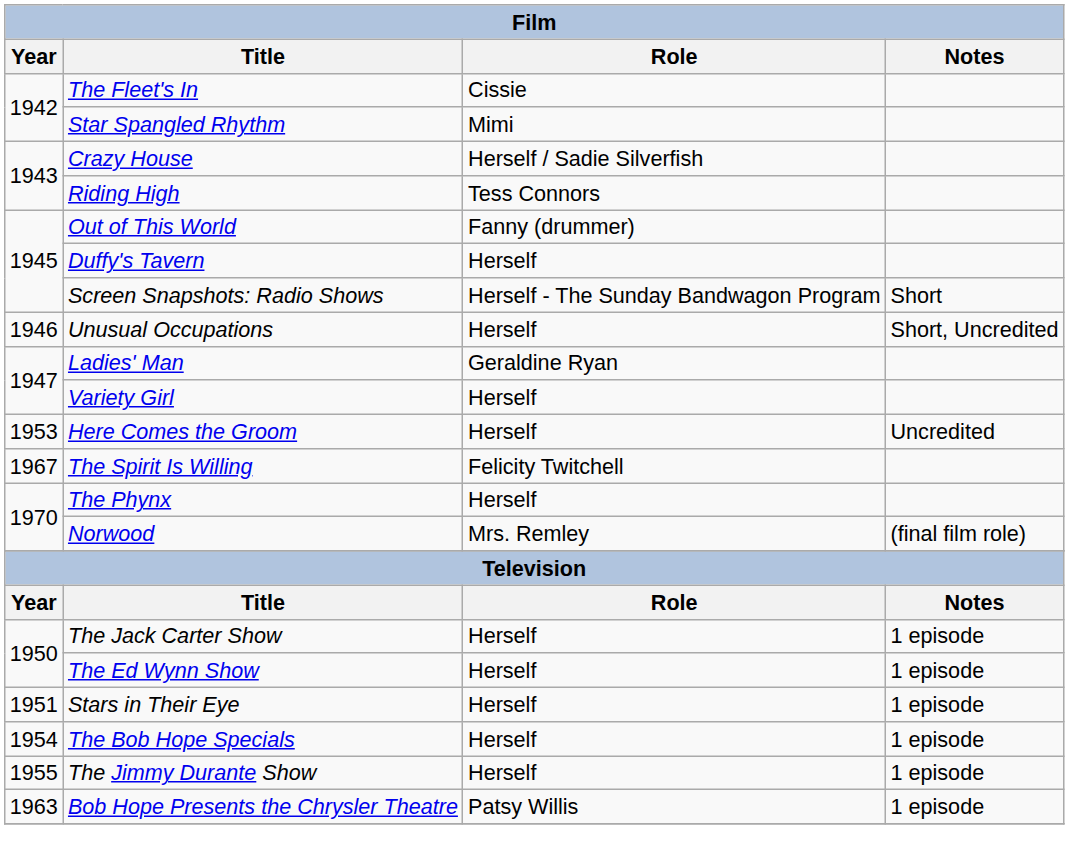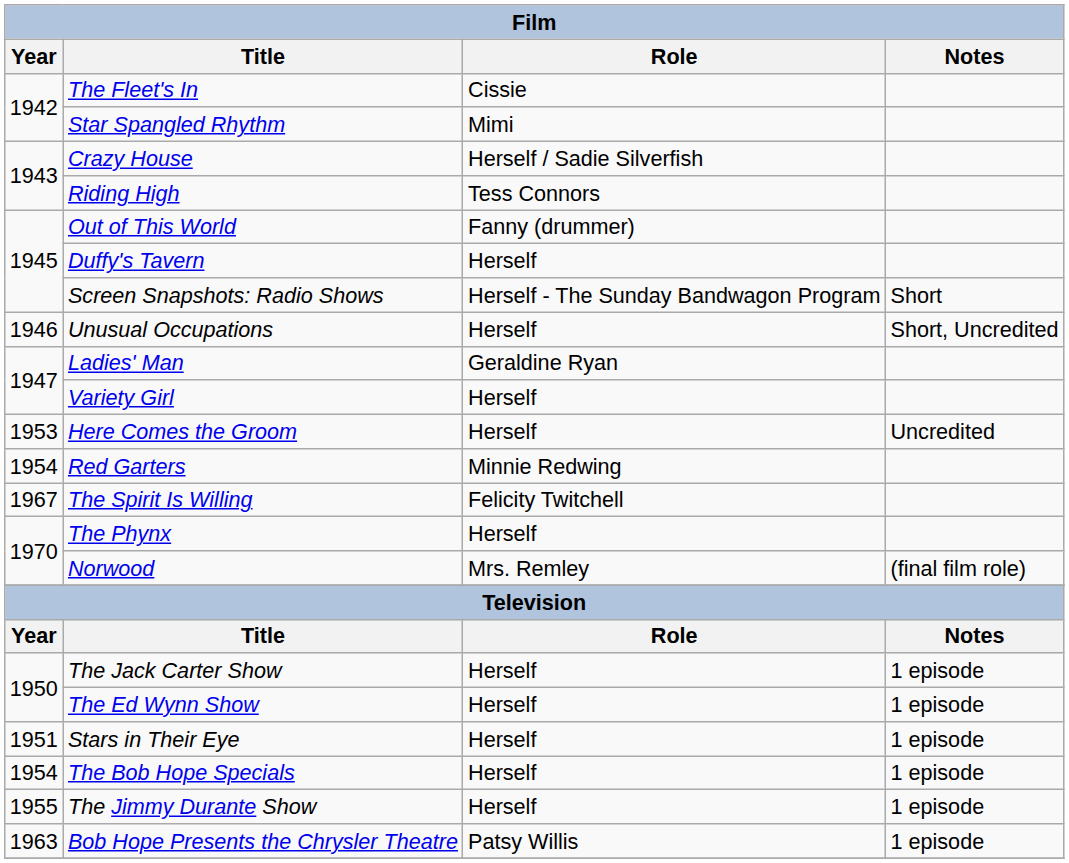+ row: (127, 466)
